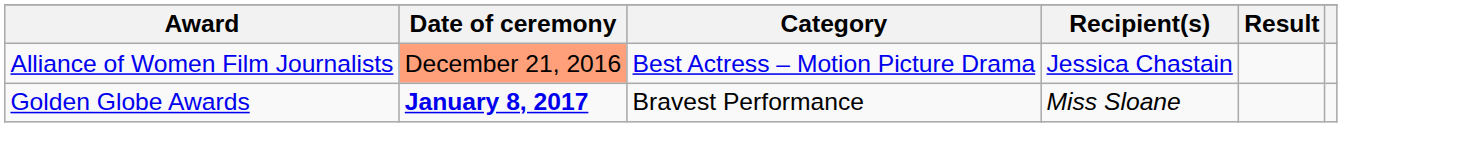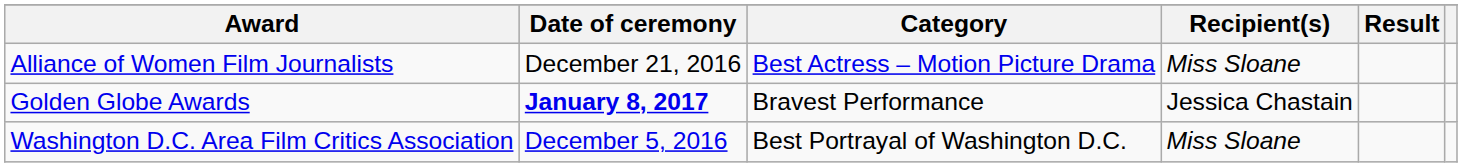(513, 63) lightsalmon background -> (633, 63) no background
(1140, 63) Jessica Chastain -> (1234, 63) Miss Sloane
(1114, 102) Miss Sloane -> (1260, 102) Jessica Chastain
+ row: (262, 141)
